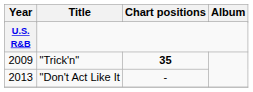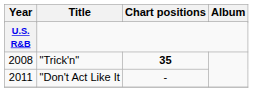(21, 60) 2009 -> (21, 60) 2008
(21, 78) 2013 -> (21, 78) 2011
